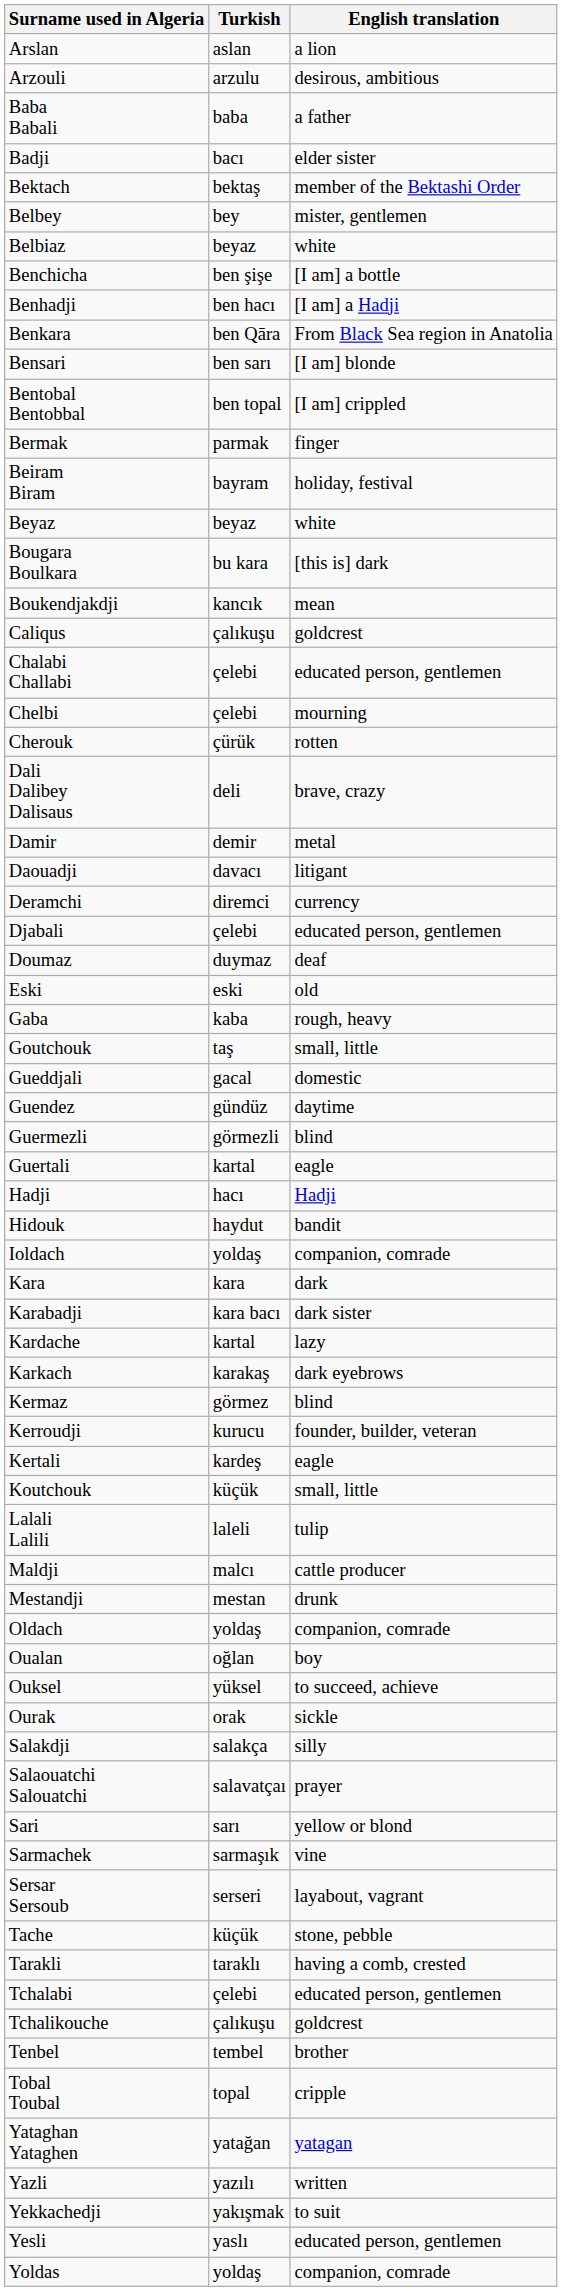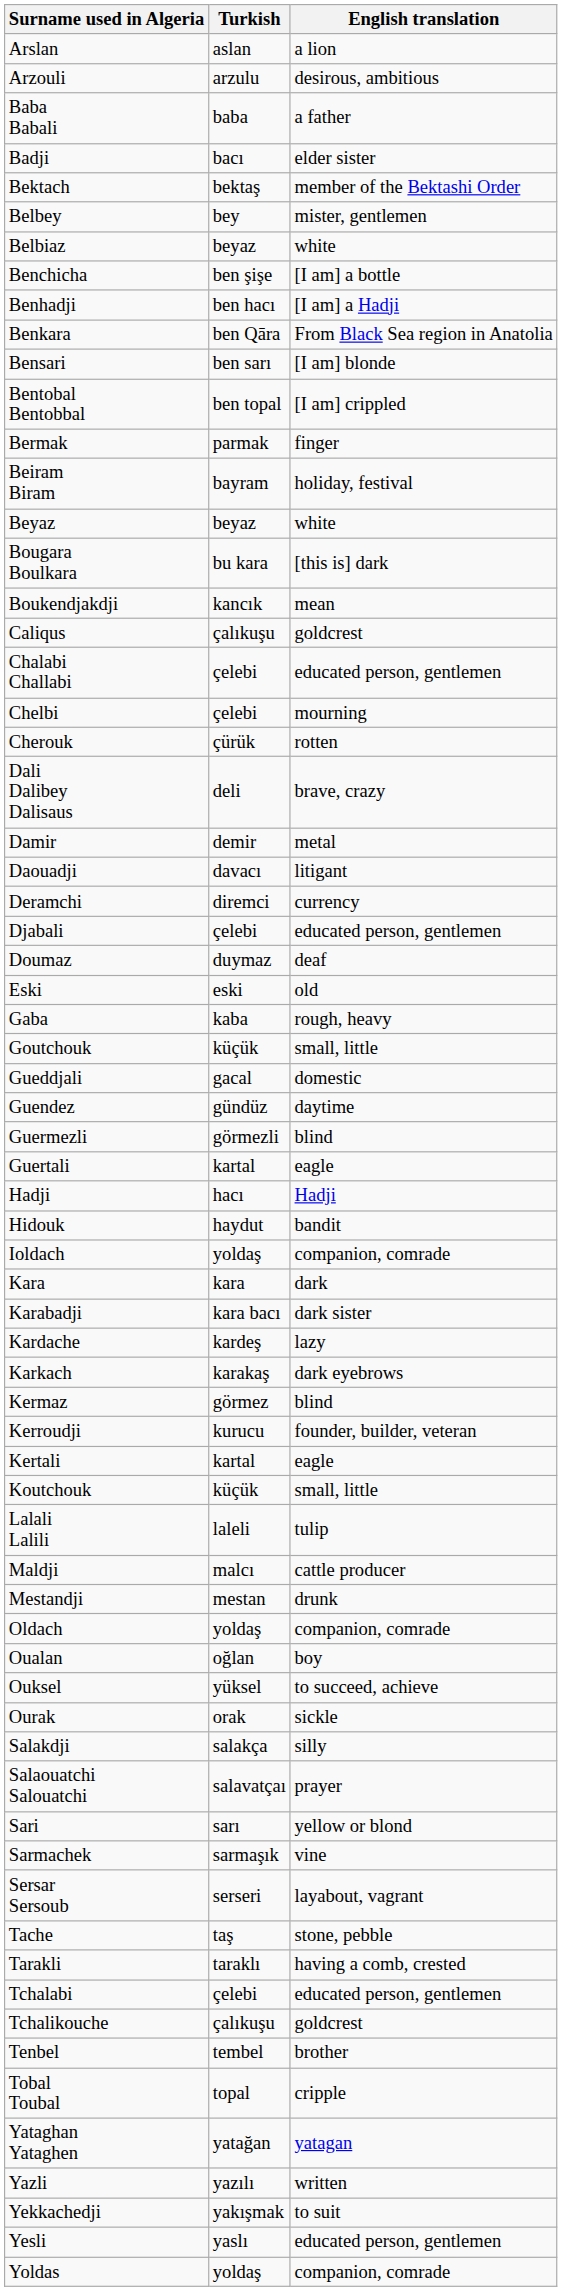(223, 1048) taş -> (236, 1048) küçük
(234, 1342) kartal -> (237, 1342) kardeş
(237, 1460) kardeş -> (234, 1460) kartal
(236, 1935) küçük -> (223, 1935) taş
